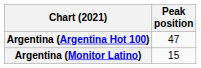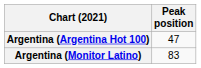(174, 55) 15 -> (174, 55) 83
